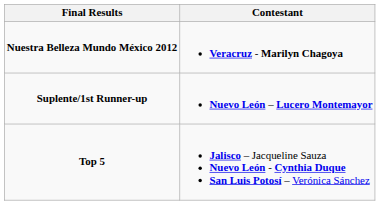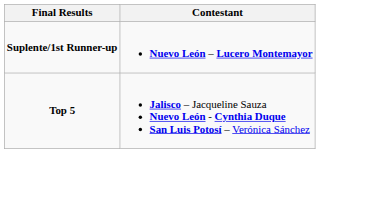- row: (92, 47)
